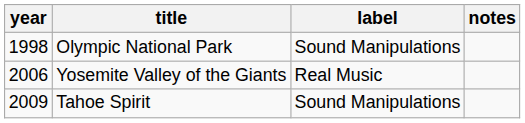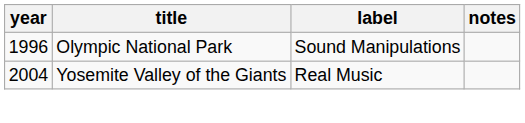(28, 46) 1998 -> (28, 46) 1996
(28, 74) 2006 -> (28, 74) 2004
- row: (103, 103)
